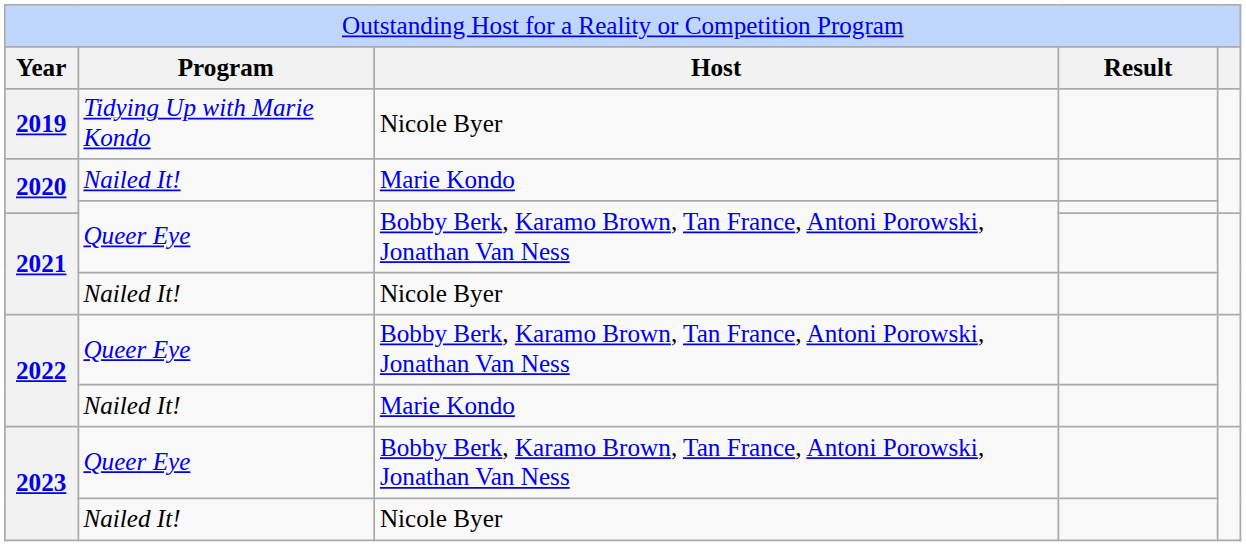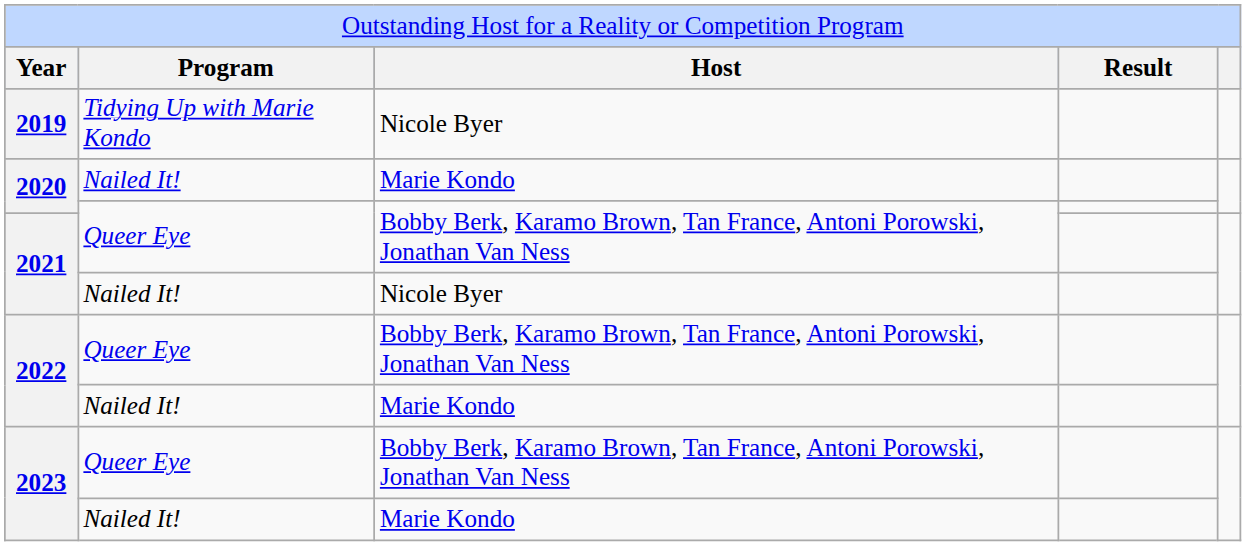(441, 518) Nicole Byer -> (447, 518) Marie Kondo
